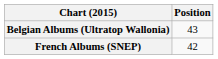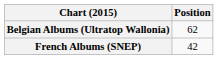(192, 29) 43 -> (192, 29) 62
